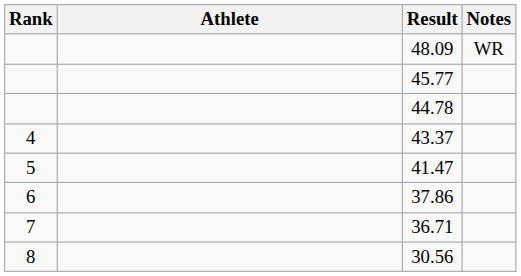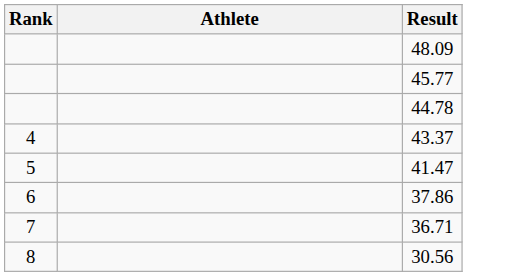- column: (489, 19)
